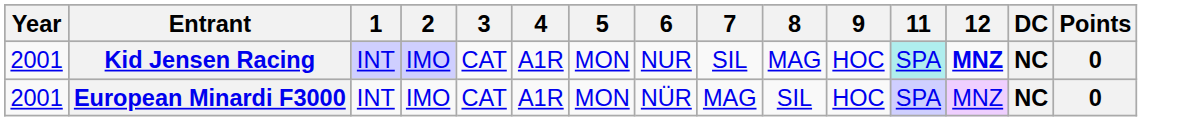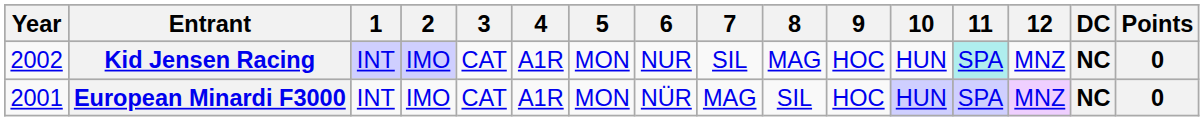+ column: (921, 23)
(37, 60) 2001 -> (37, 60) 2002
(978, 60) bold -> (1040, 60) normal
